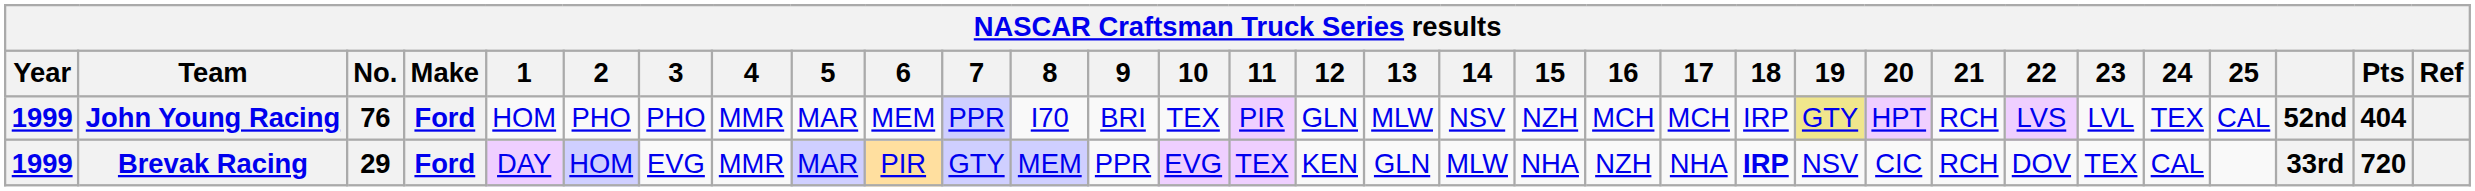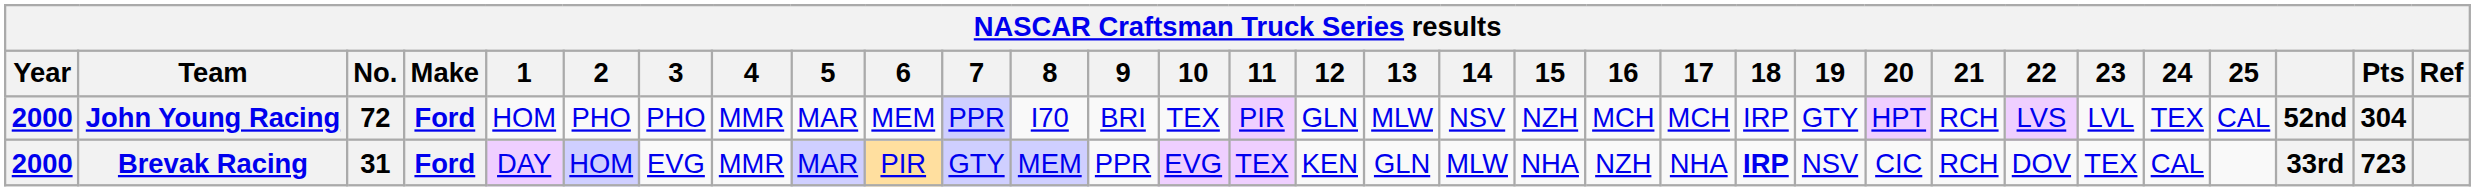(42, 118) 1999 -> (42, 118) 2000
(375, 118) 76 -> (375, 118) 72
(1830, 118) khaki background -> (1830, 118) no background
(2383, 118) 404 -> (2383, 118) 304
(42, 163) 1999 -> (42, 163) 2000
(375, 163) 29 -> (375, 163) 31
(2383, 163) 720 -> (2383, 163) 723
